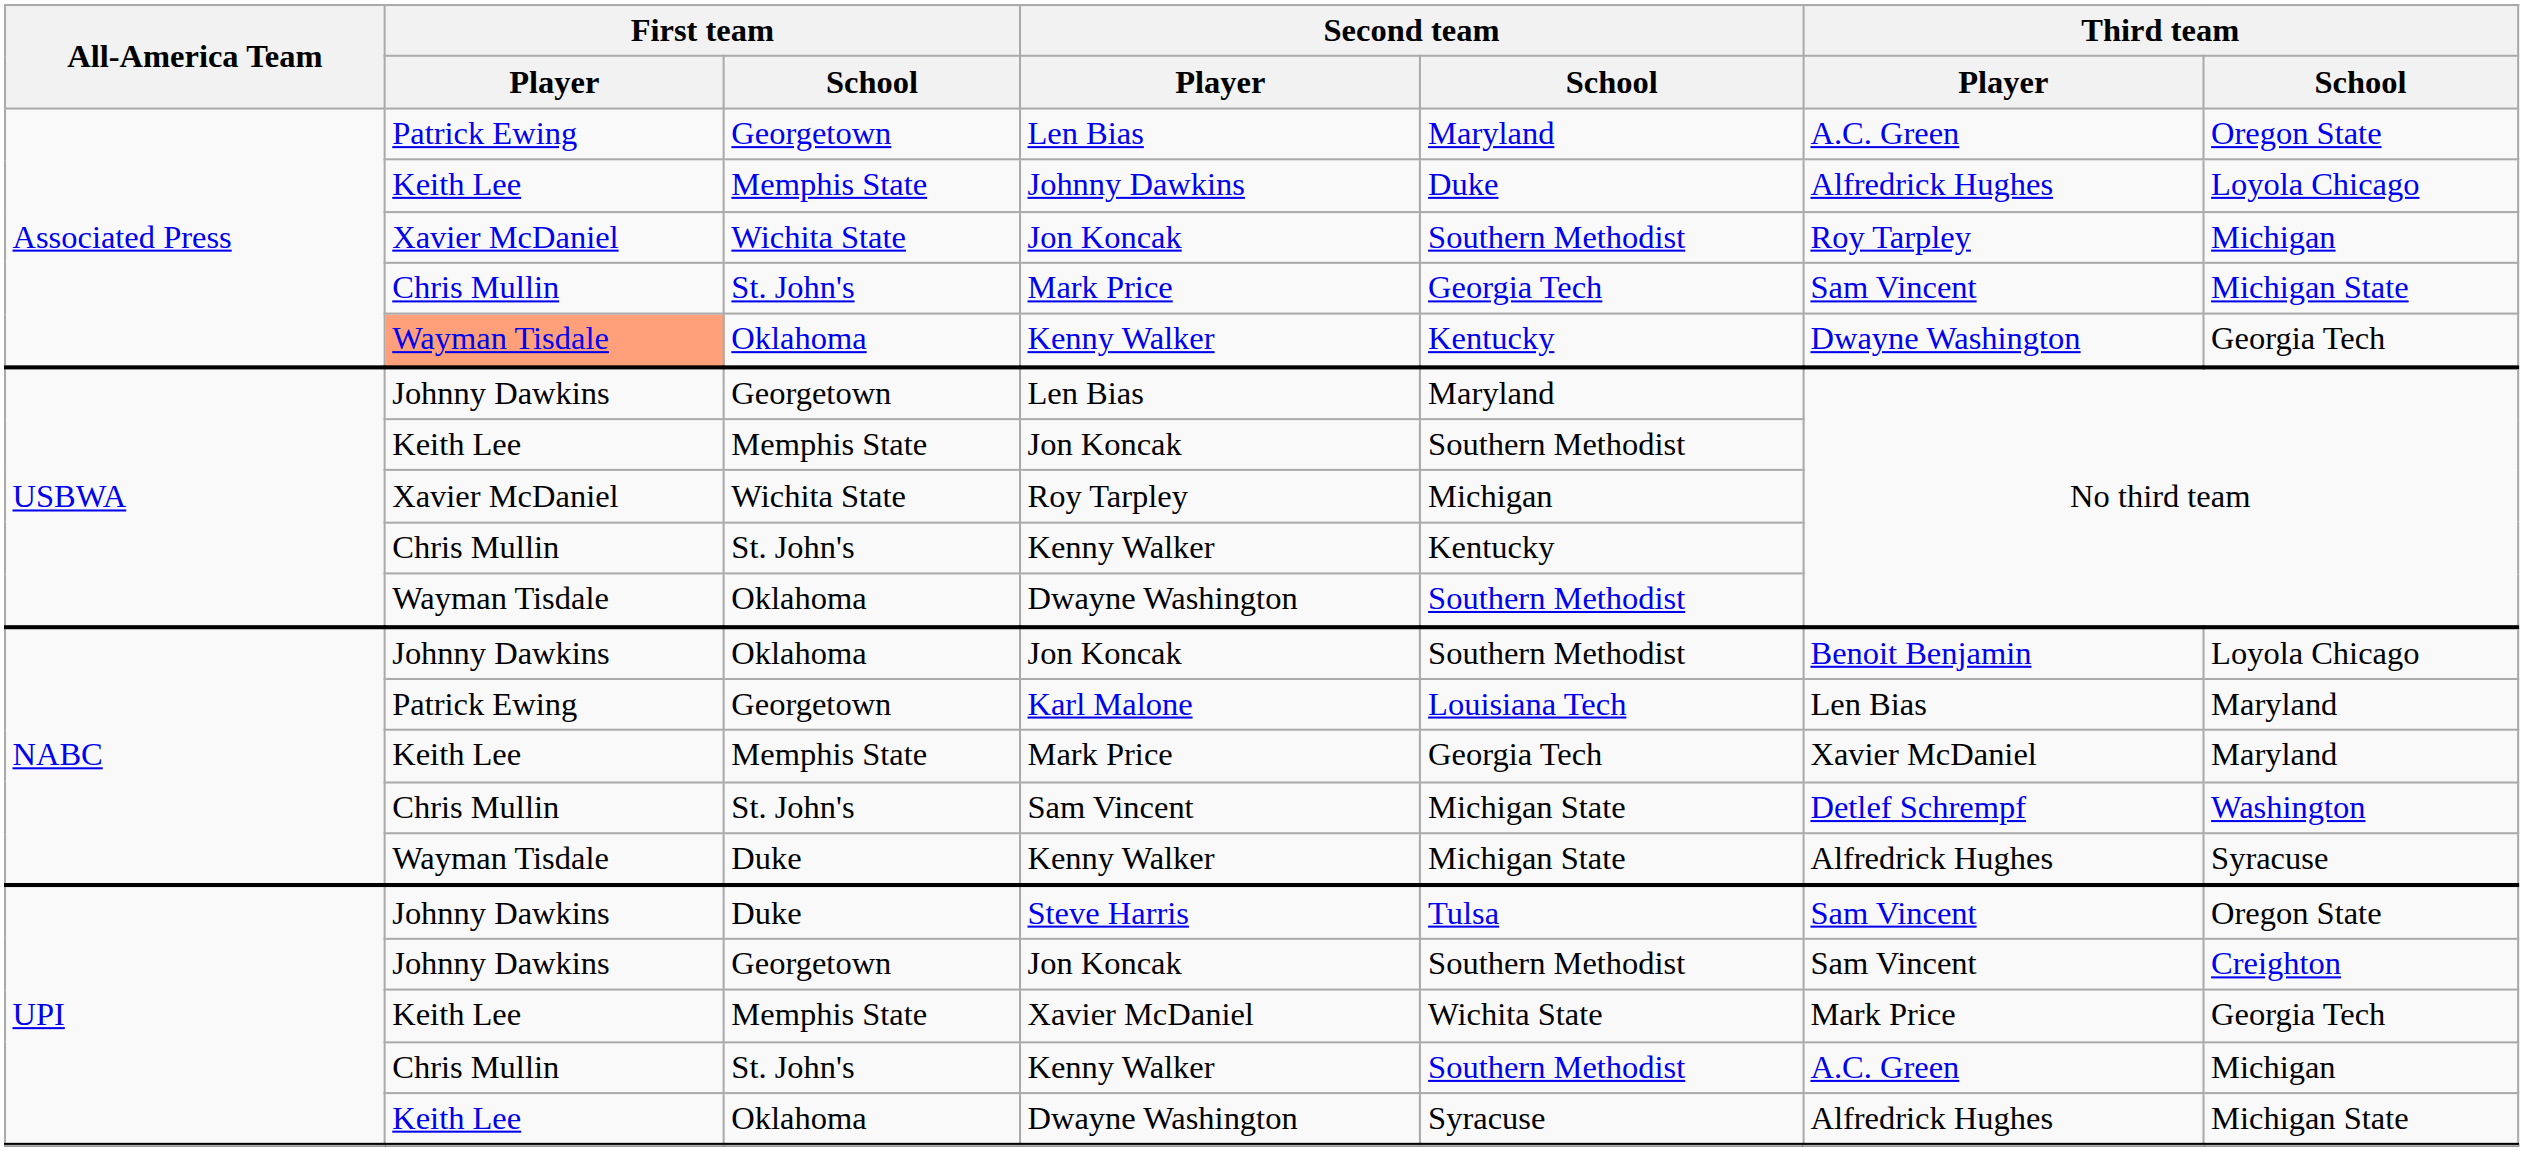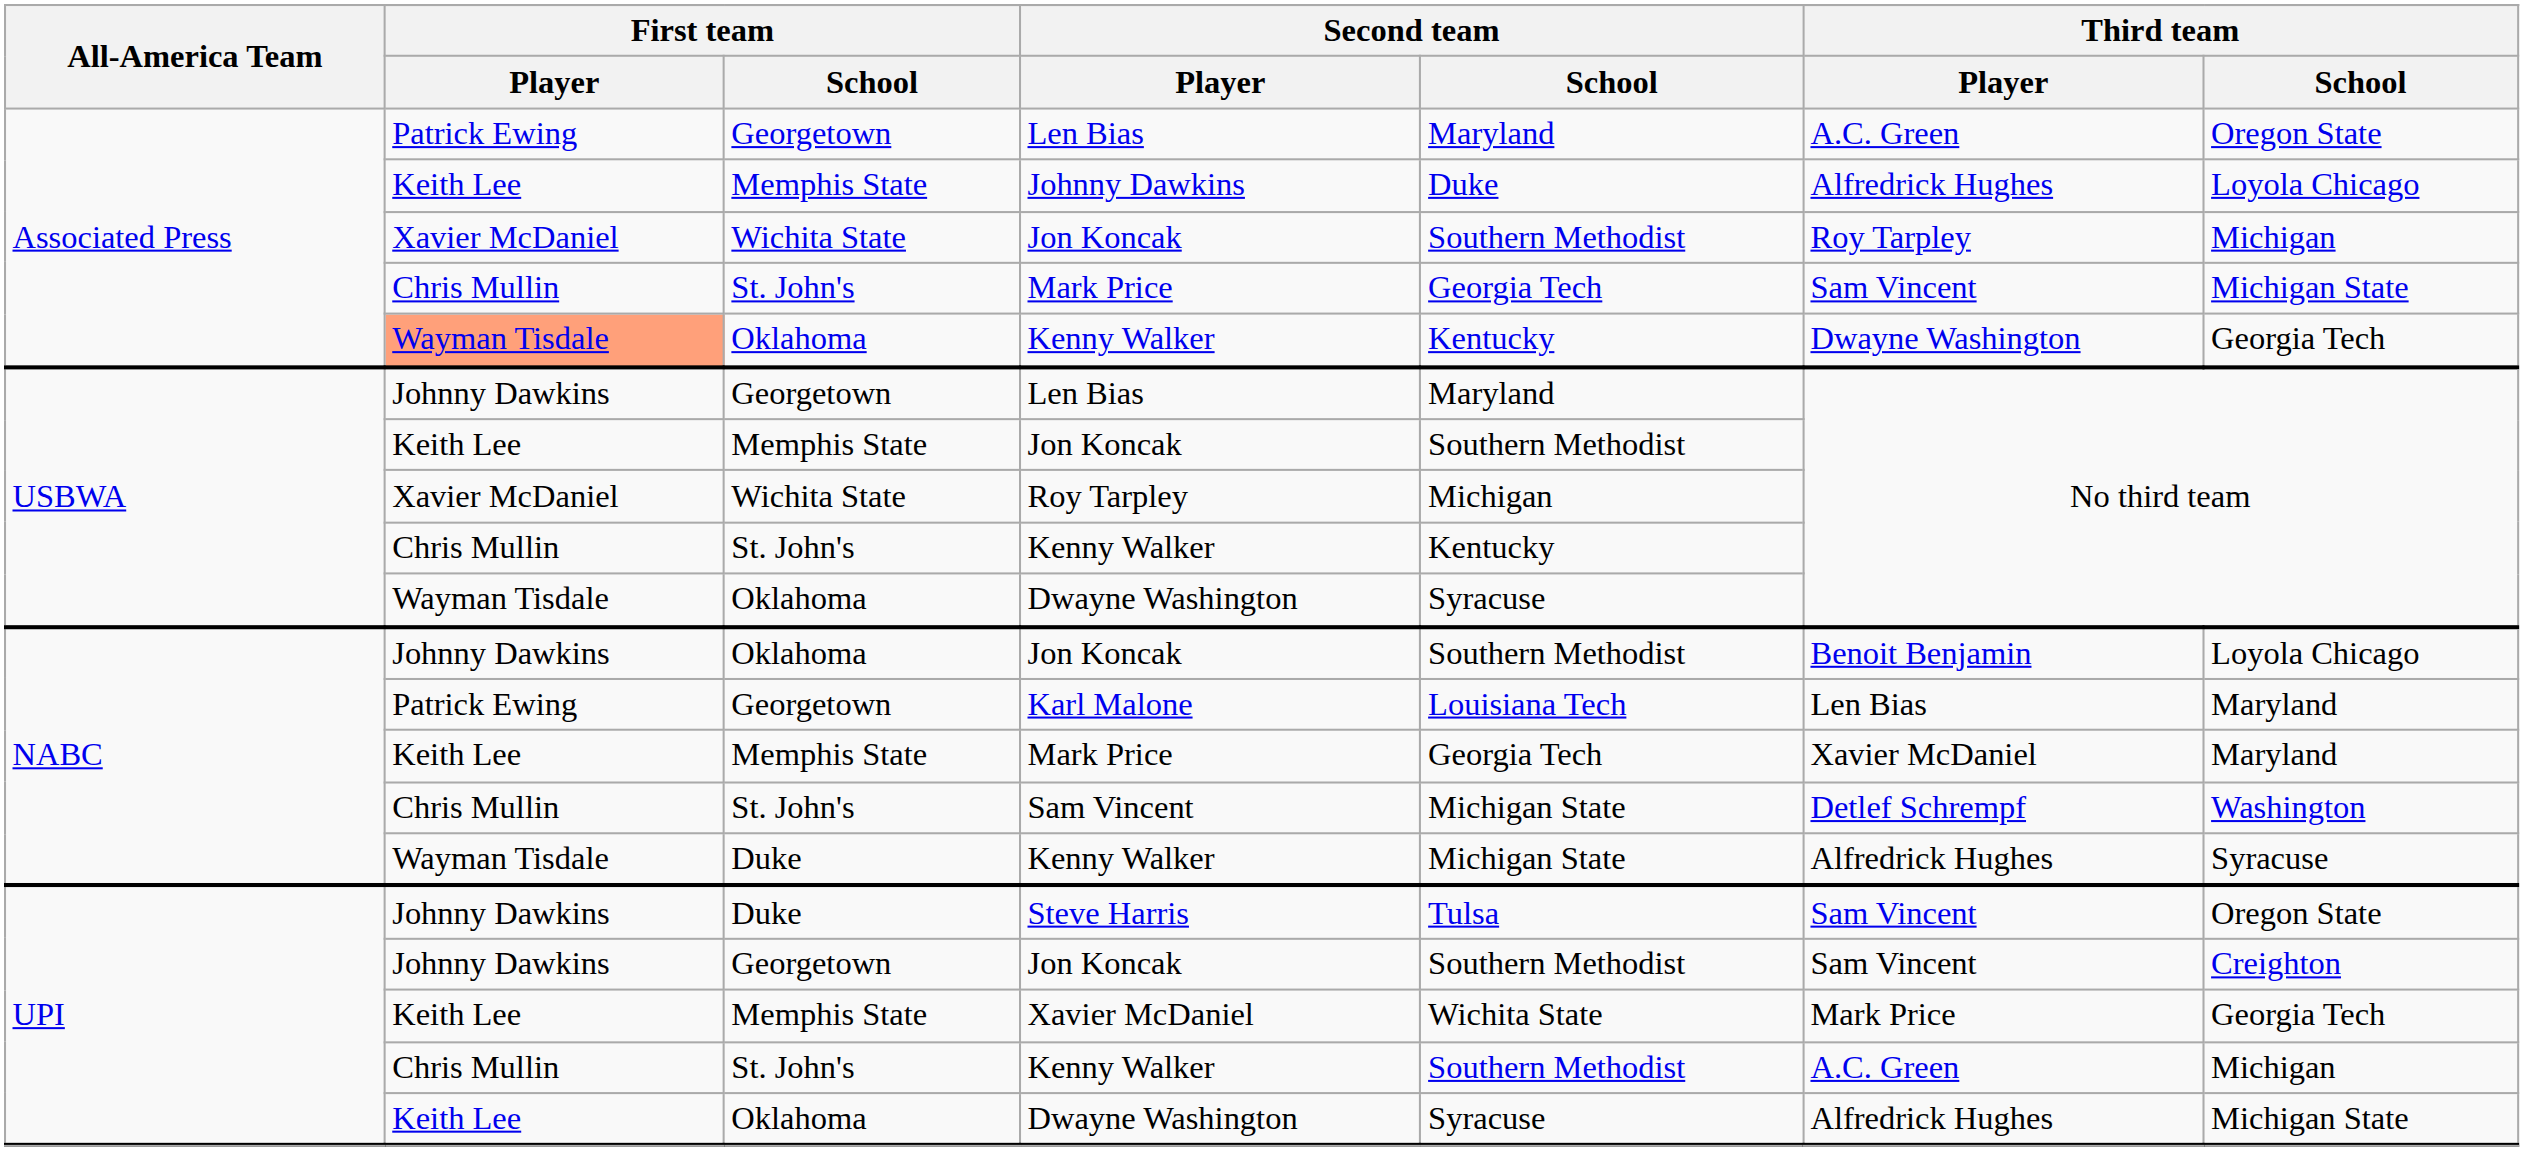(1557, 598) Southern Methodist -> (1487, 598) Syracuse
